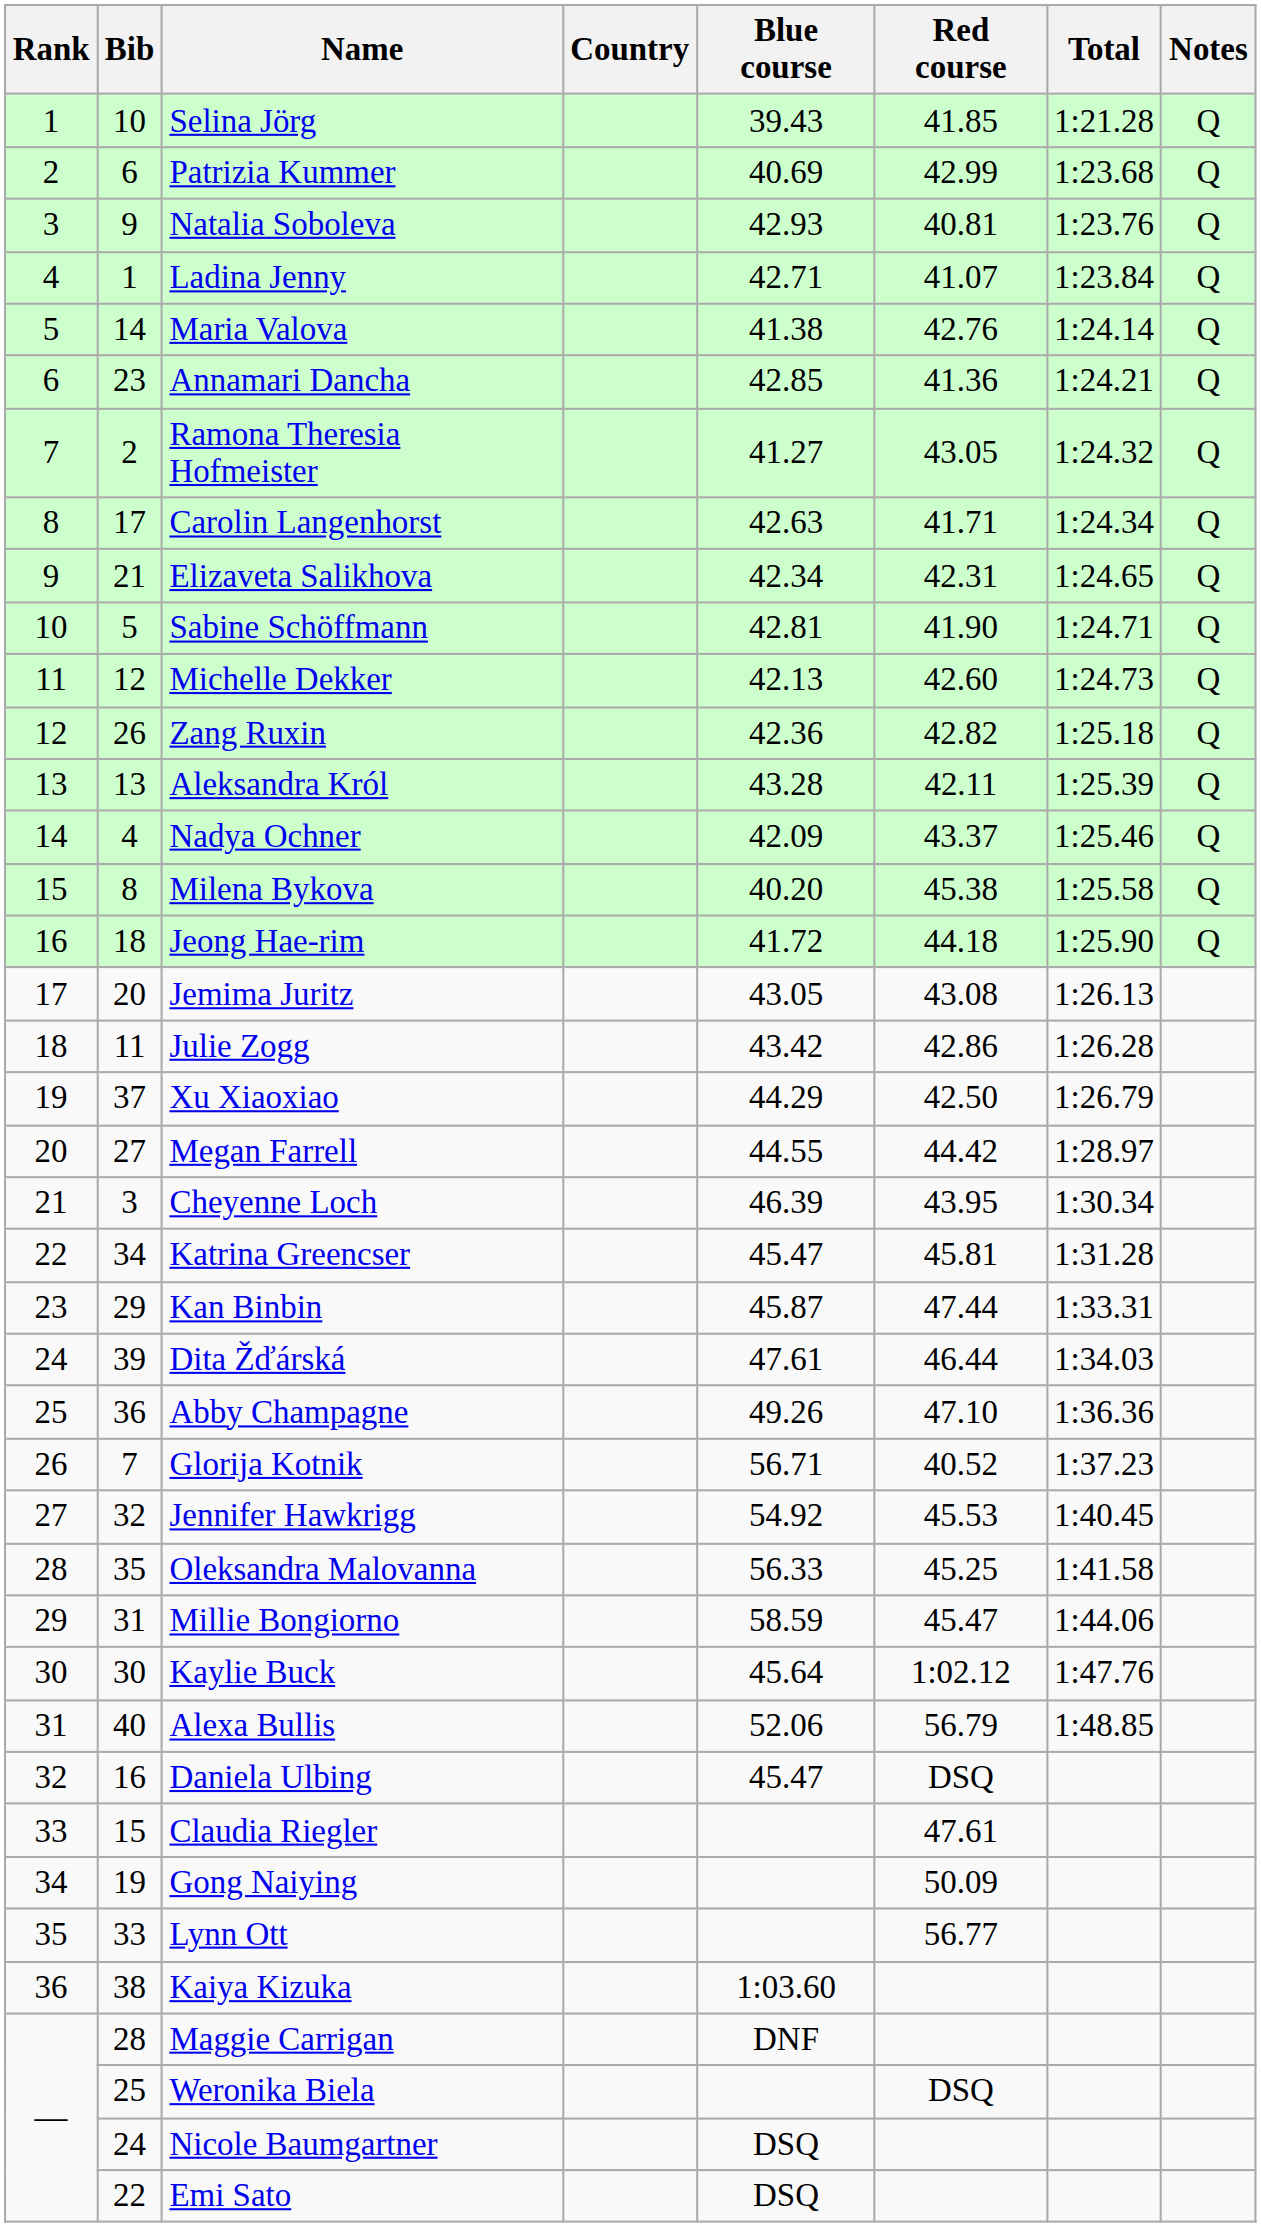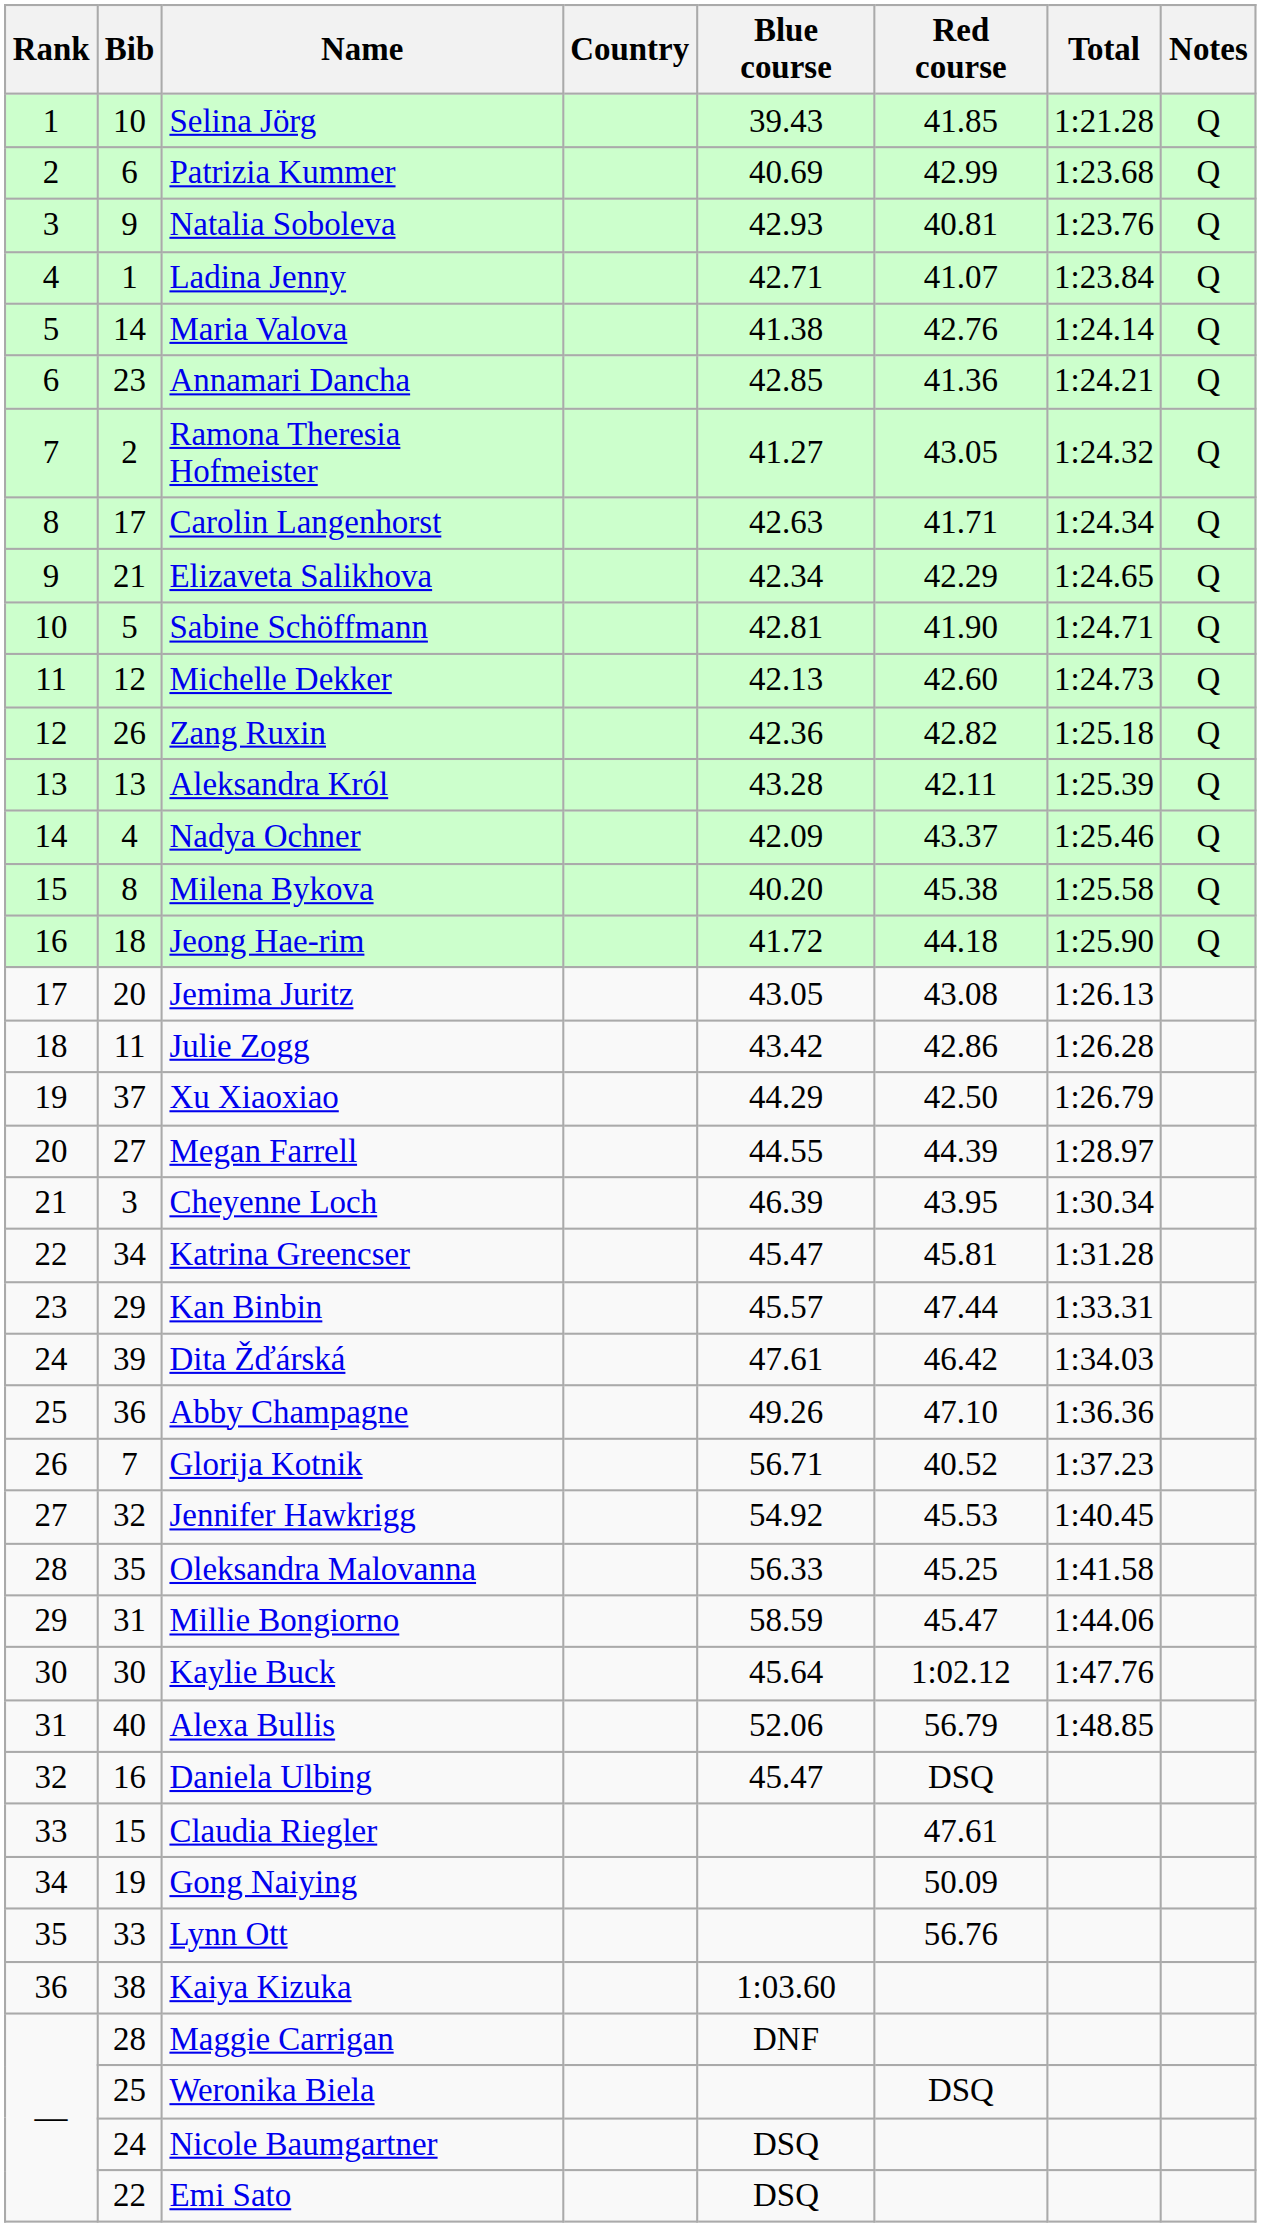(961, 575) 42.31 -> (961, 575) 42.29
(961, 1150) 44.42 -> (961, 1150) 44.39
(786, 1307) 45.87 -> (786, 1307) 45.57
(961, 1359) 46.44 -> (961, 1359) 46.42
(961, 1934) 56.77 -> (961, 1934) 56.76
